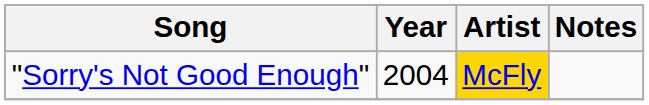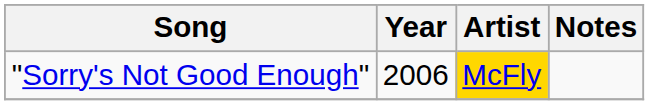(416, 74) 2004 -> (416, 74) 2006
